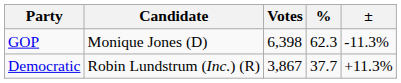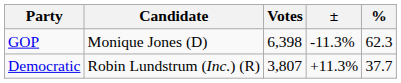columns swapped: (324, 16) <-> (368, 16)
(285, 66) 3,867 -> (285, 66) 3,807
